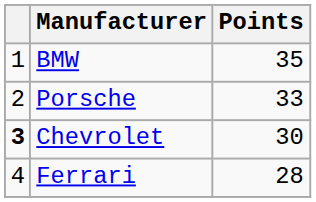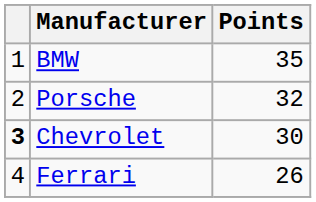(289, 101) 33 -> (289, 101) 32
(289, 178) 28 -> (289, 178) 26
